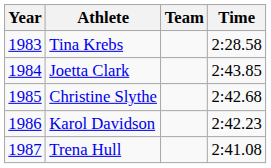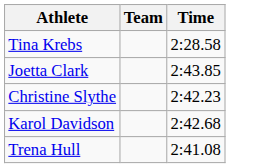- column: (25, 17)
(237, 96) 2:42.68 -> (196, 96) 2:42.23
(237, 123) 2:42.23 -> (196, 123) 2:42.68
